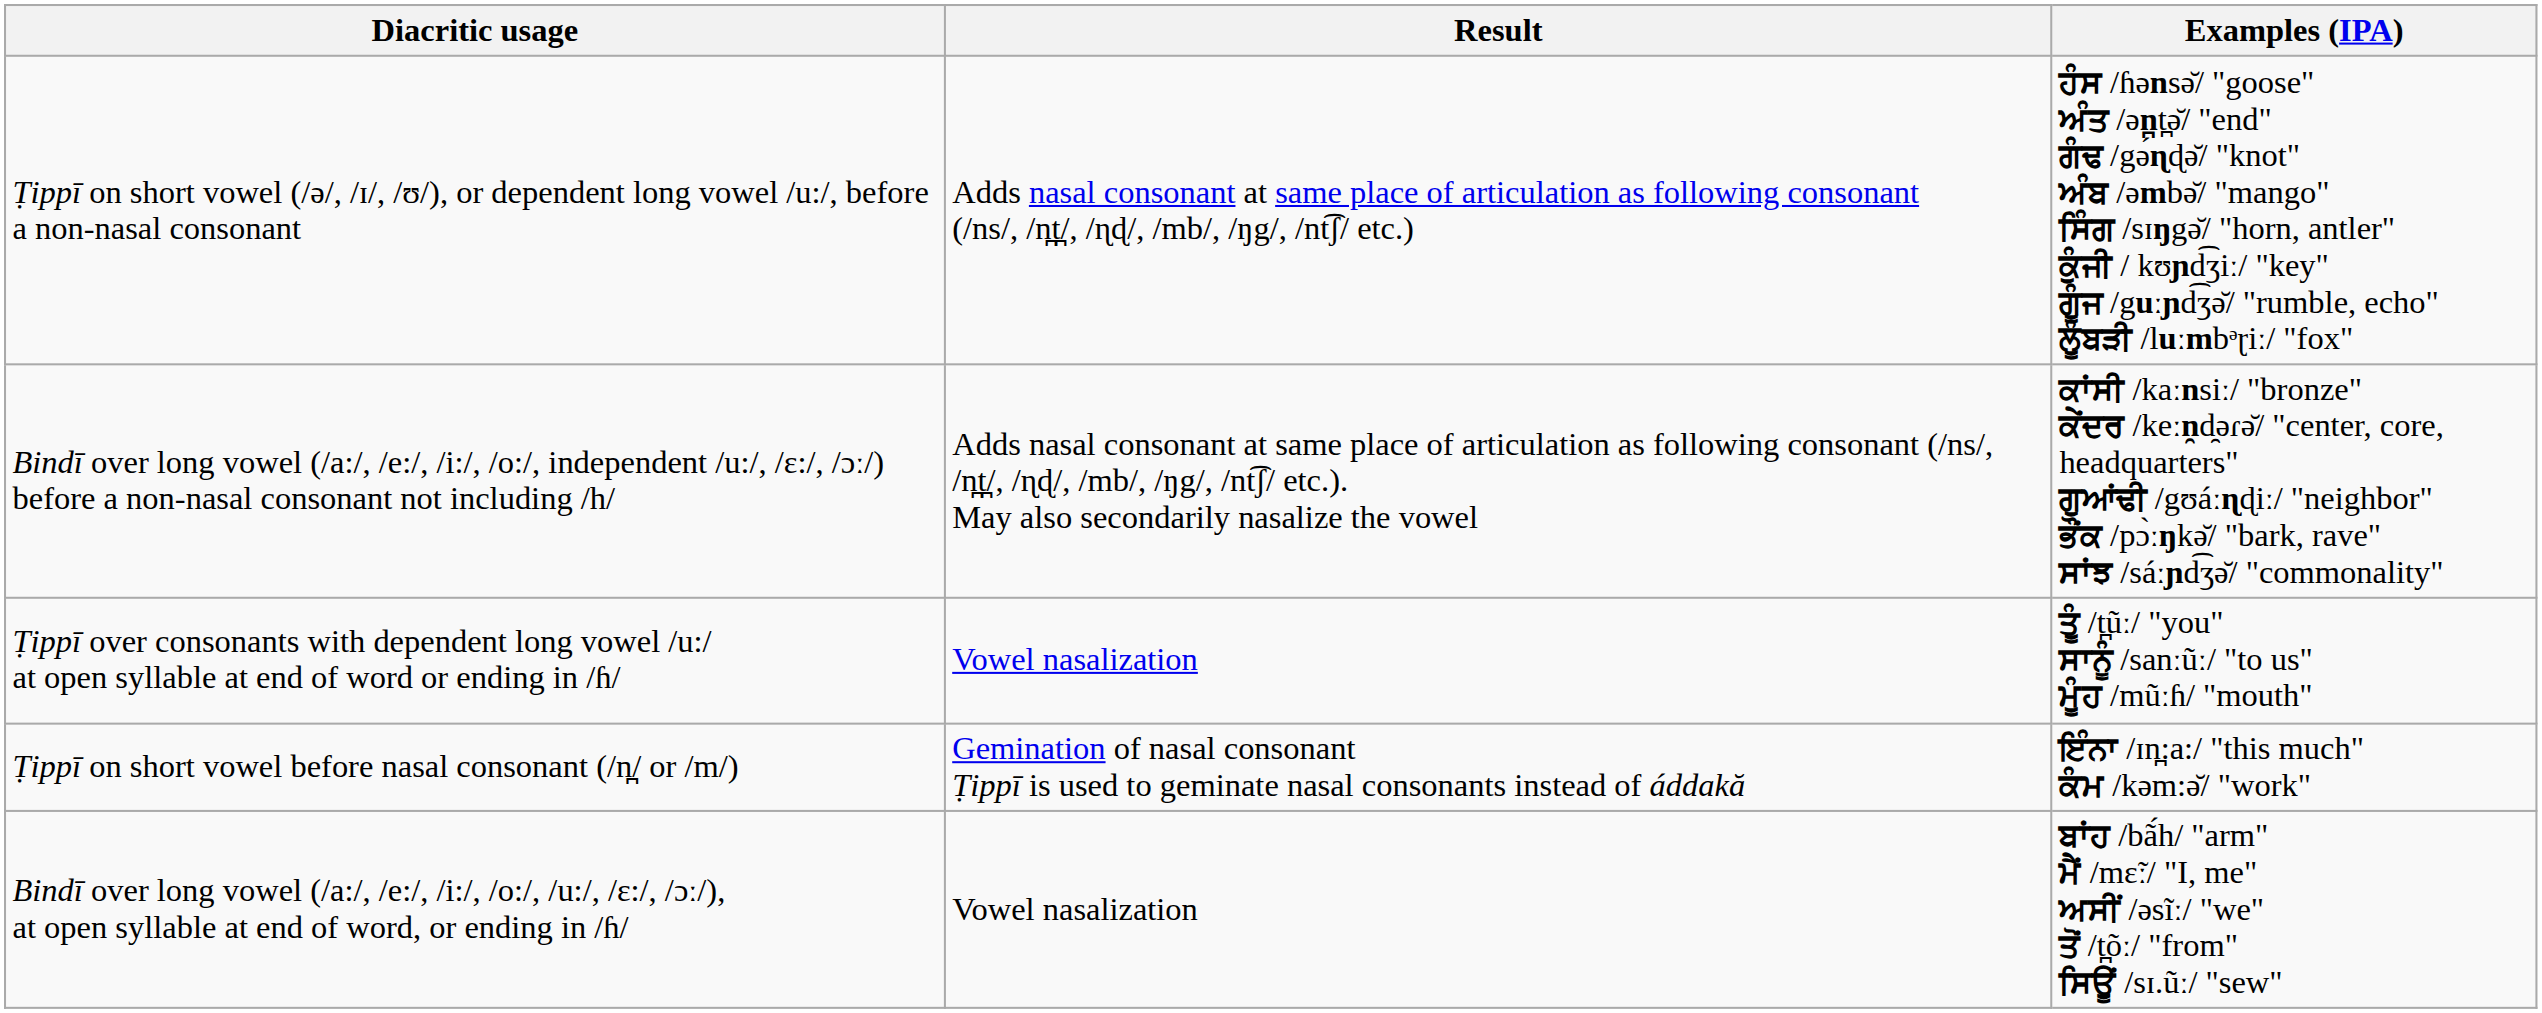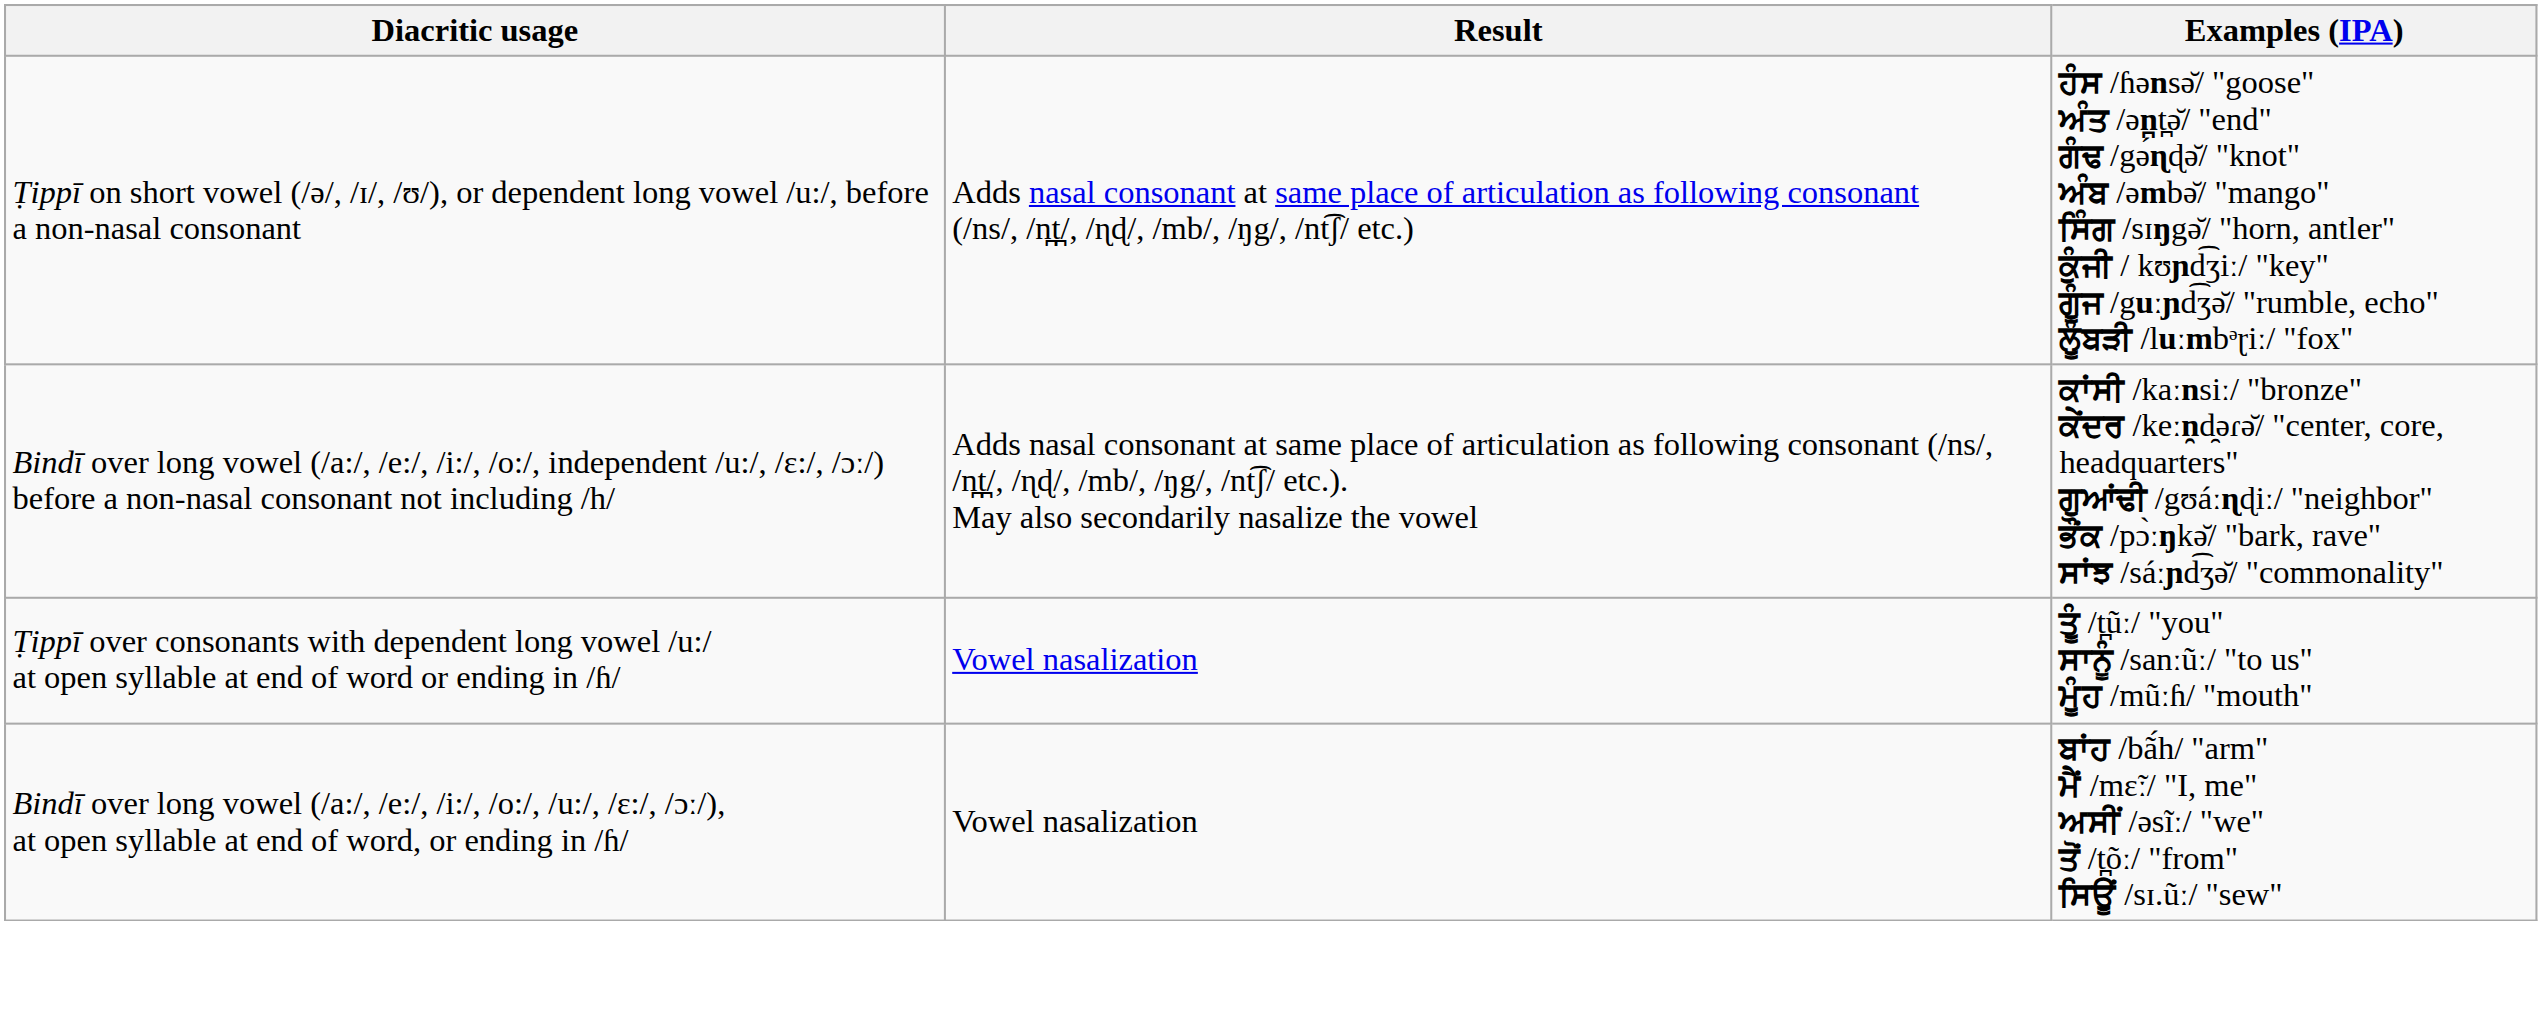- row: (376, 766)
